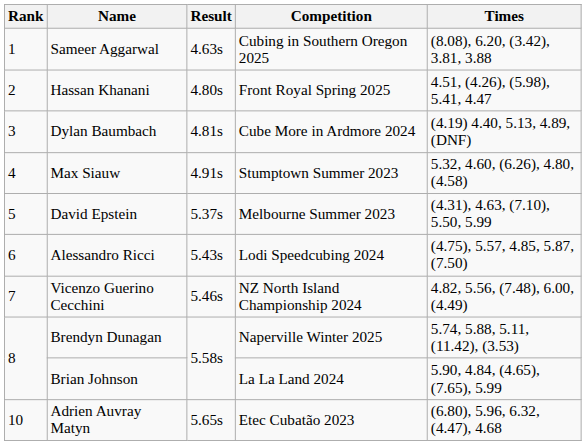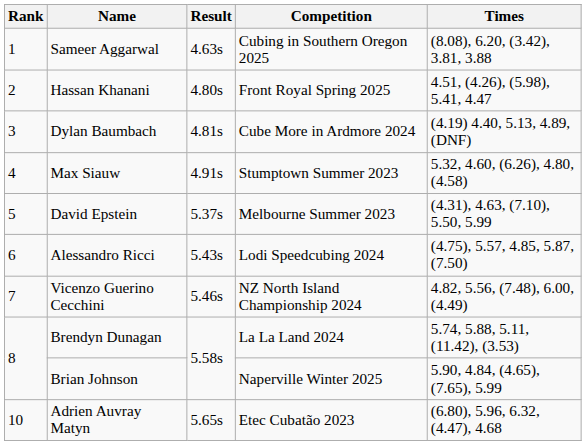(311, 337) Naperville Winter 2025 -> (291, 337) La La Land 2024
(291, 378) La La Land 2024 -> (311, 378) Naperville Winter 2025
